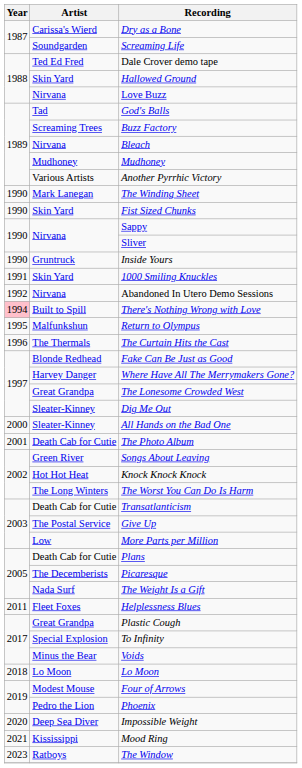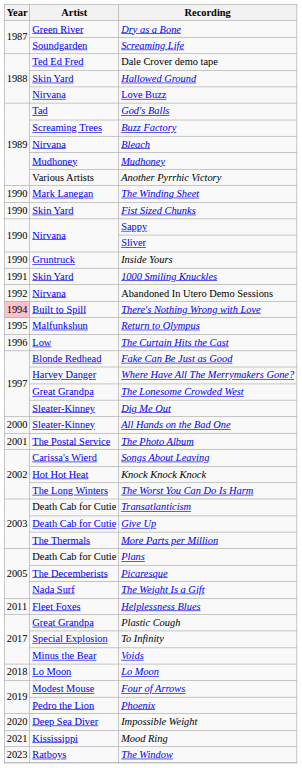(65, 29) Carissa's Wierd -> (58, 29) Green River
(61, 342) The Thermals -> (42, 342) Low
(74, 441) Death Cab for Cutie -> (71, 441) The Postal Service
(58, 458) Green River -> (65, 458) Carissa's Wierd
(71, 524) The Postal Service -> (74, 524) Death Cab for Cutie
(42, 540) Low -> (61, 540) The Thermals
